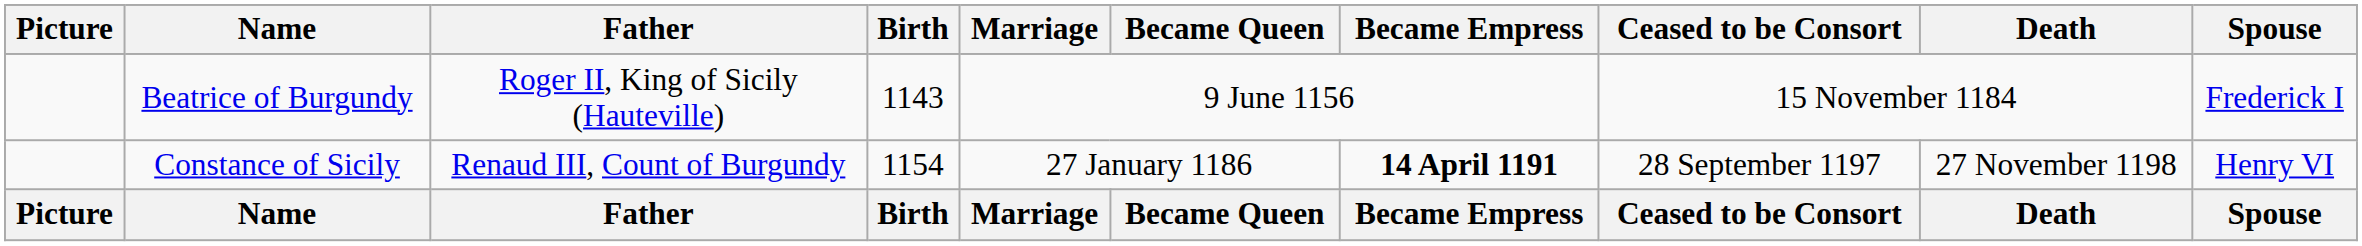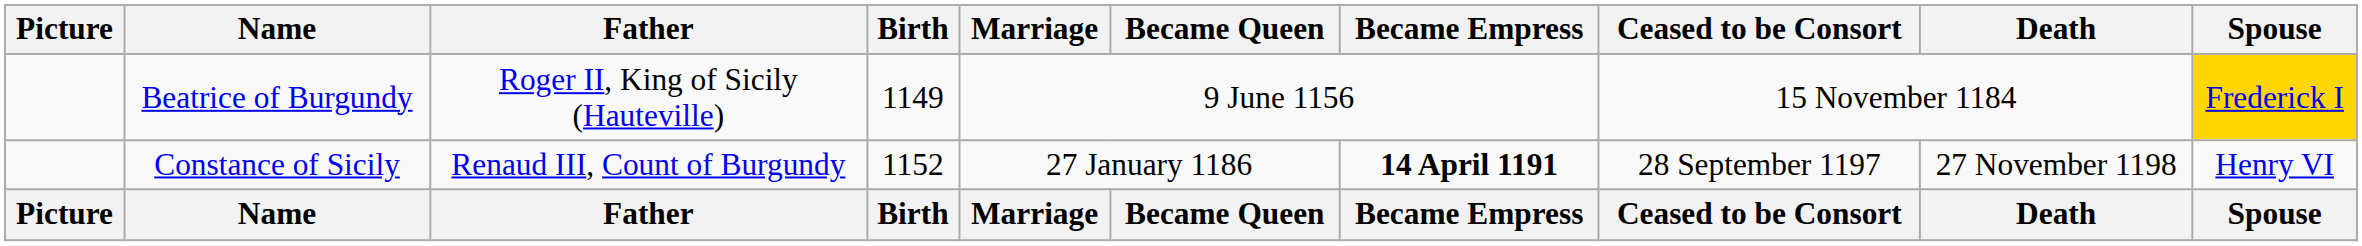(913, 96) 1143 -> (913, 96) 1149
(2275, 96) no background -> (2275, 96) gold background
(913, 164) 1154 -> (913, 164) 1152
